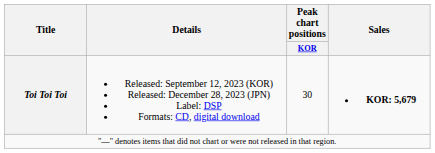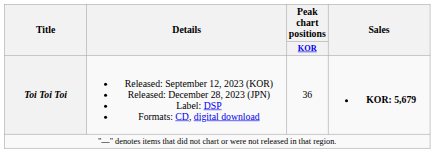(307, 95) 30 -> (307, 95) 36
